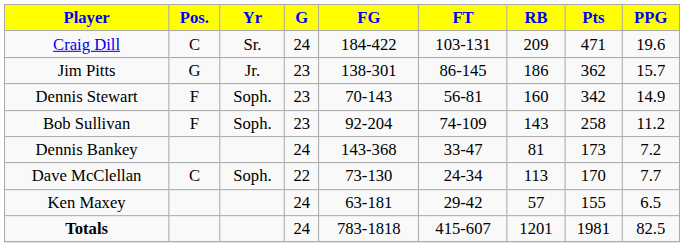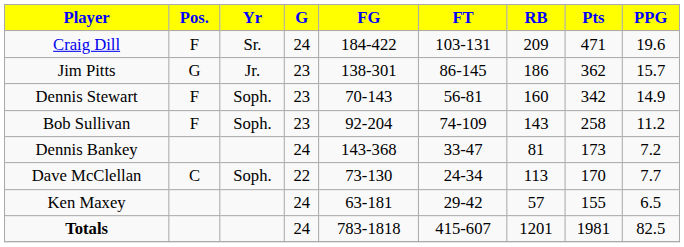(194, 44) C -> (194, 44) F
